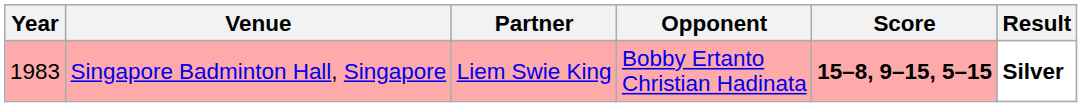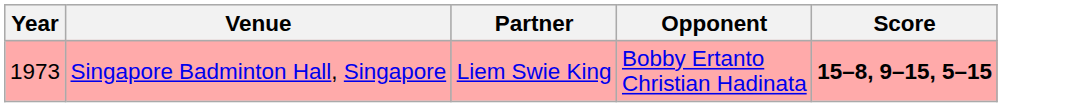- column: (1037, 23)
(35, 71) 1983 -> (35, 71) 1973
